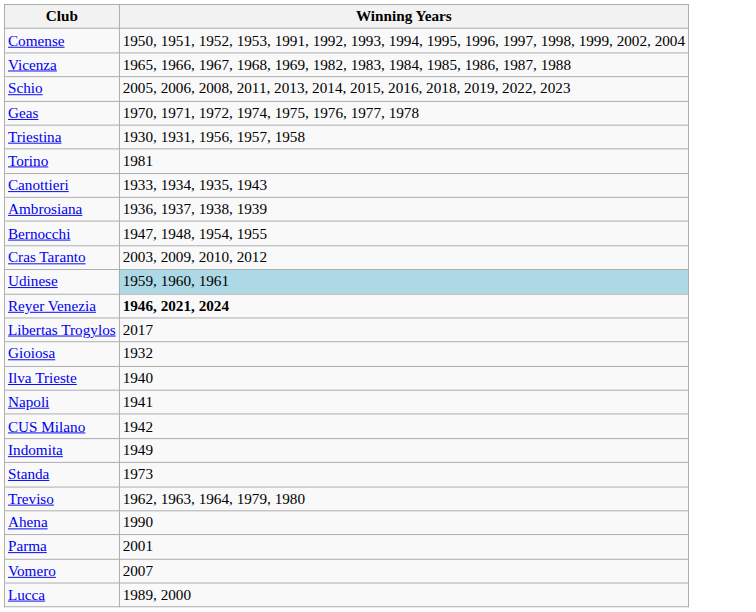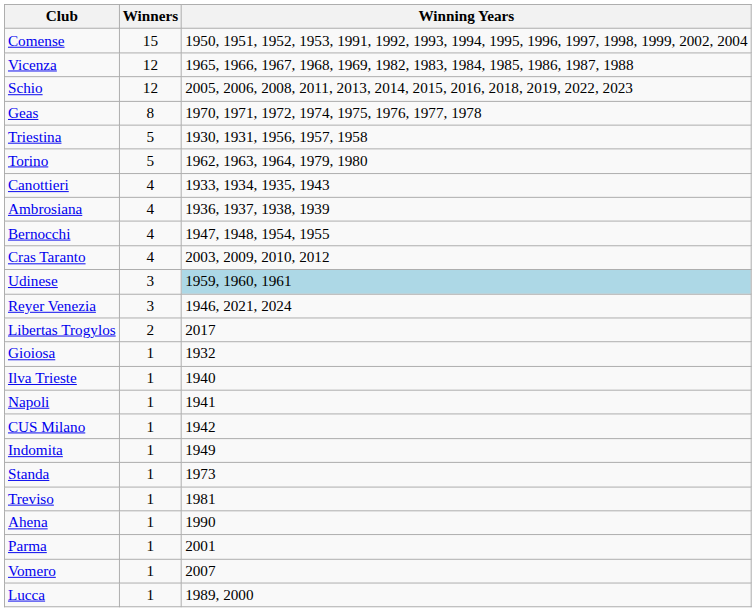+ column: (150, 16)
(138, 161) 1981 -> (276, 161) 1962, 1963, 1964, 1979, 1980
(176, 305) bold -> (238, 305) normal
(214, 498) 1962, 1963, 1964, 1979, 1980 -> (200, 498) 1981
